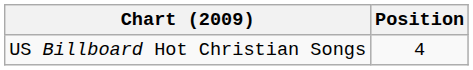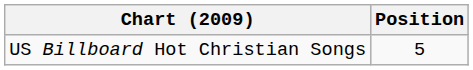(420, 50) 4 -> (420, 50) 5
